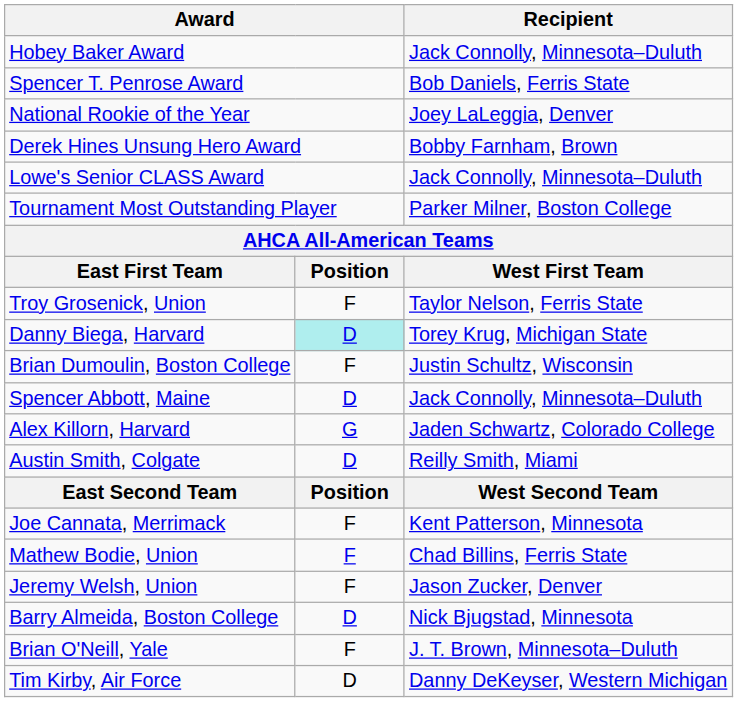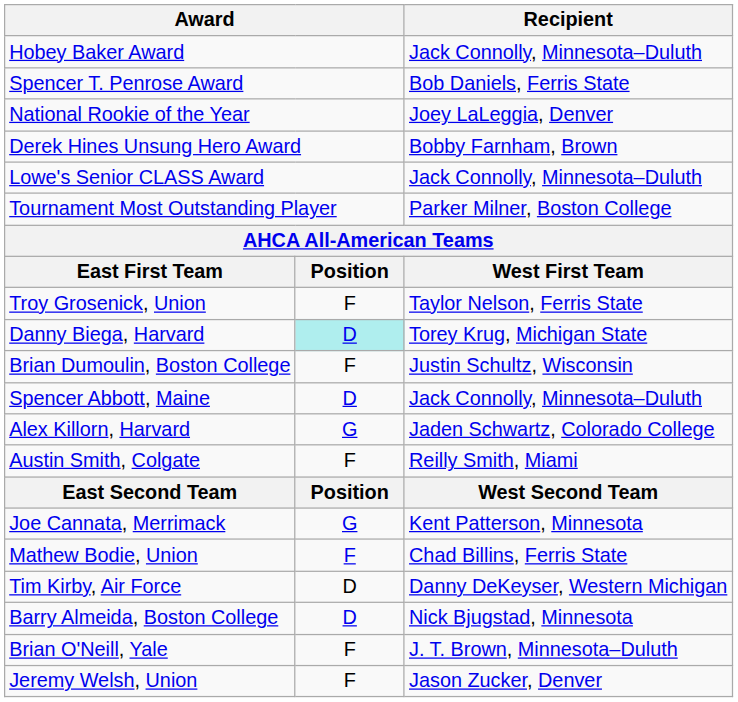(350, 460) D -> (350, 460) F
(350, 523) F -> (350, 523) G
rows swapped: (95, 680) <-> (103, 586)
